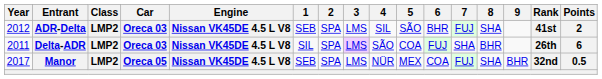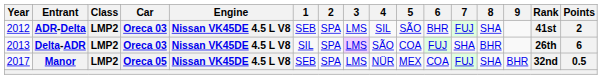(18, 45) 2011 -> (18, 45) 2013
